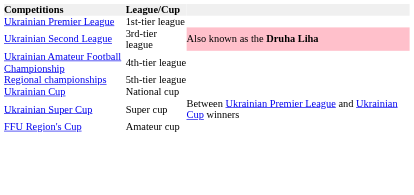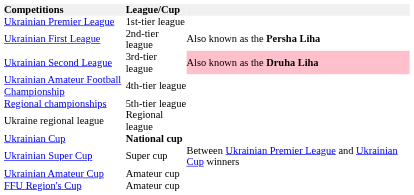+ row: (52, 39)
+ row: (54, 121)
(152, 91) normal -> (154, 138) bold
+ row: (54, 173)
